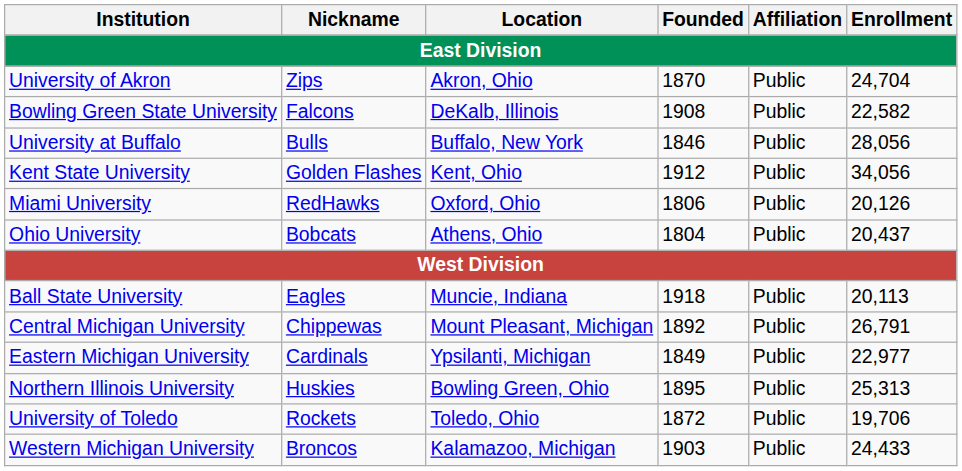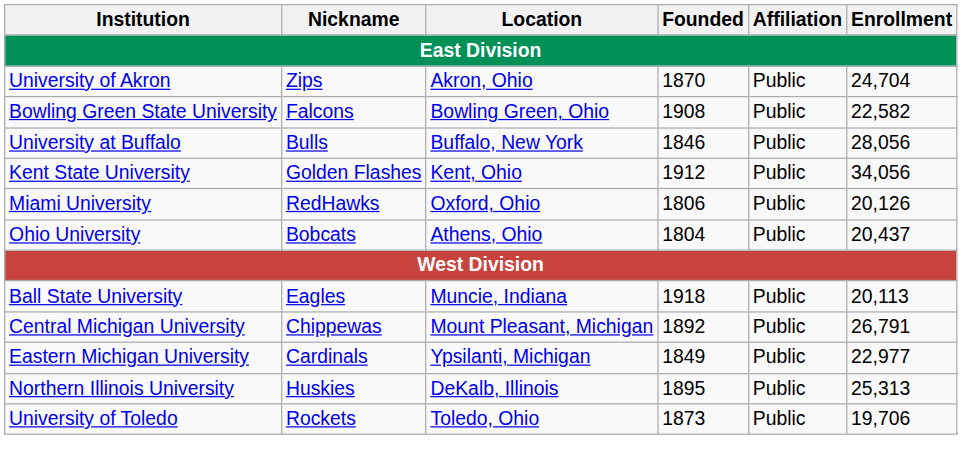(494, 111) DeKalb, Illinois -> (520, 111) Bowling Green, Ohio
(520, 388) Bowling Green, Ohio -> (494, 388) DeKalb, Illinois
(684, 419) 1872 -> (684, 419) 1873
- row: (132, 449)
